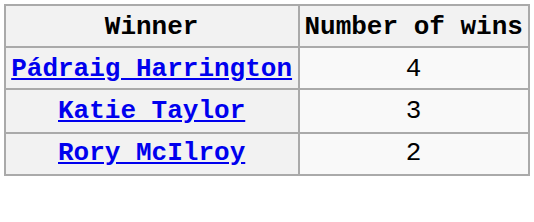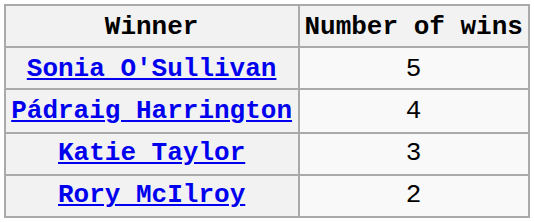+ row: (152, 69)
